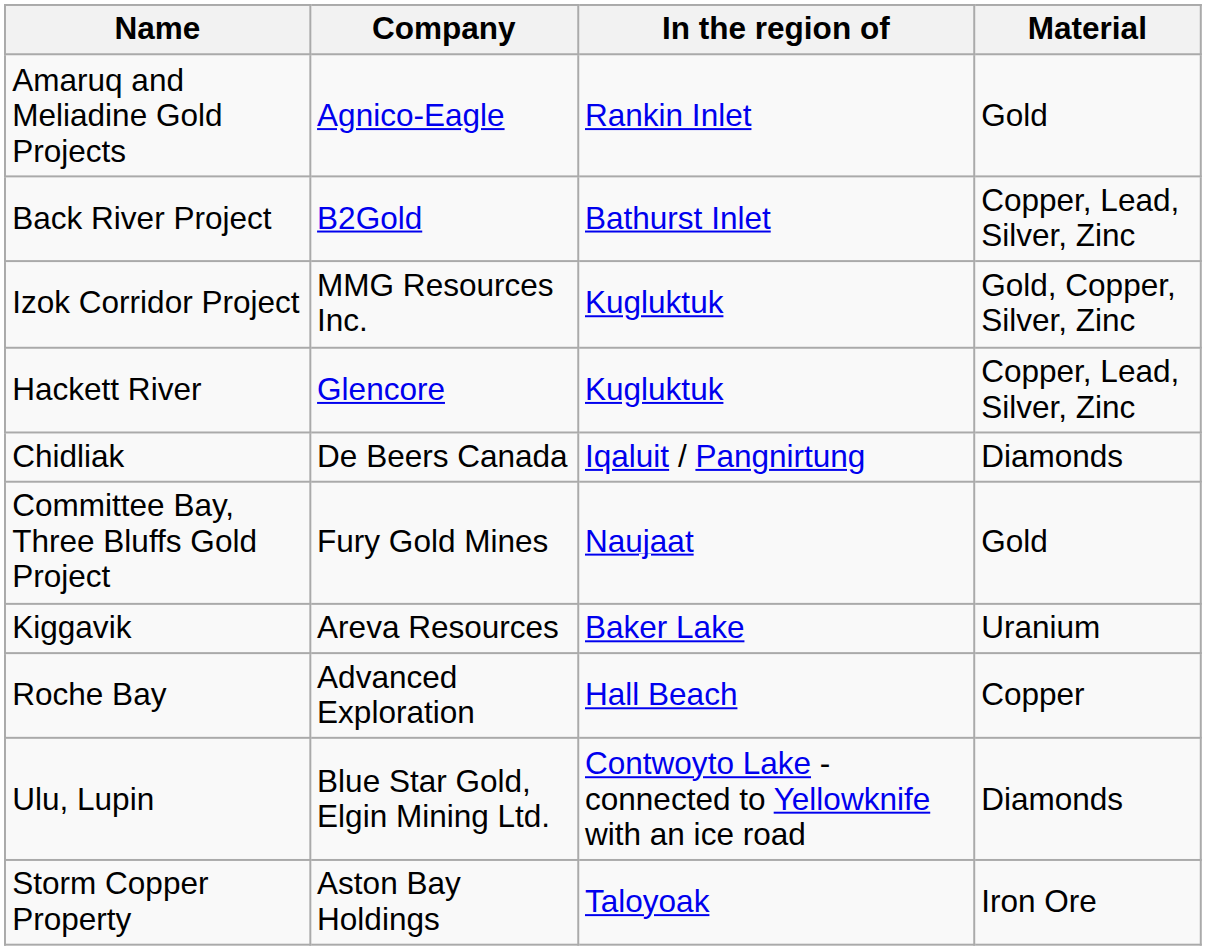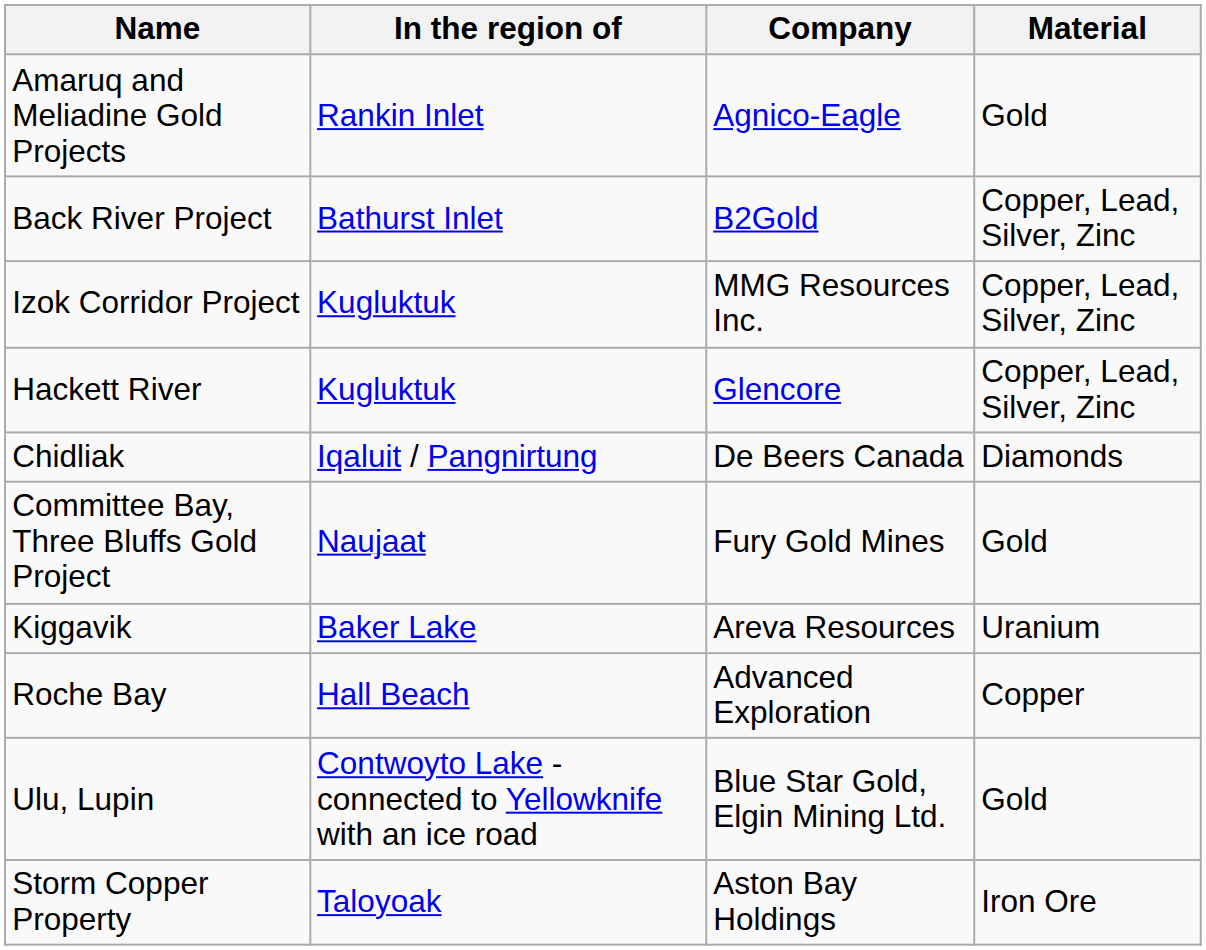columns swapped: (444, 29) <-> (776, 29)
(1078, 303) Gold, Copper, Silver, Zinc -> (1080, 303) Copper, Lead, Silver, Zinc
(1052, 798) Diamonds -> (1015, 798) Gold
